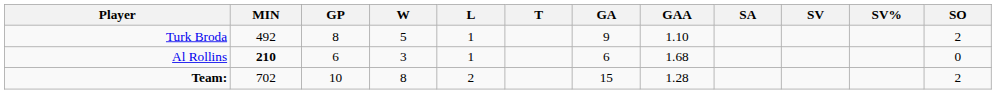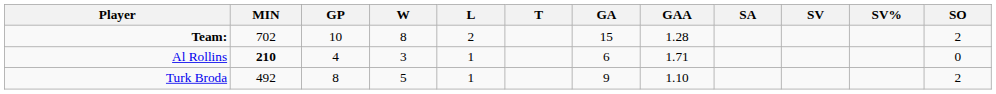rows swapped: (197, 36) <-> (209, 78)
(336, 57) 6 -> (336, 57) 4
(677, 57) 1.68 -> (677, 57) 1.71
